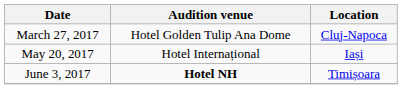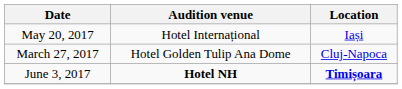rows swapped: (58, 54) <-> (58, 34)
(354, 74) normal -> (354, 74) bold
